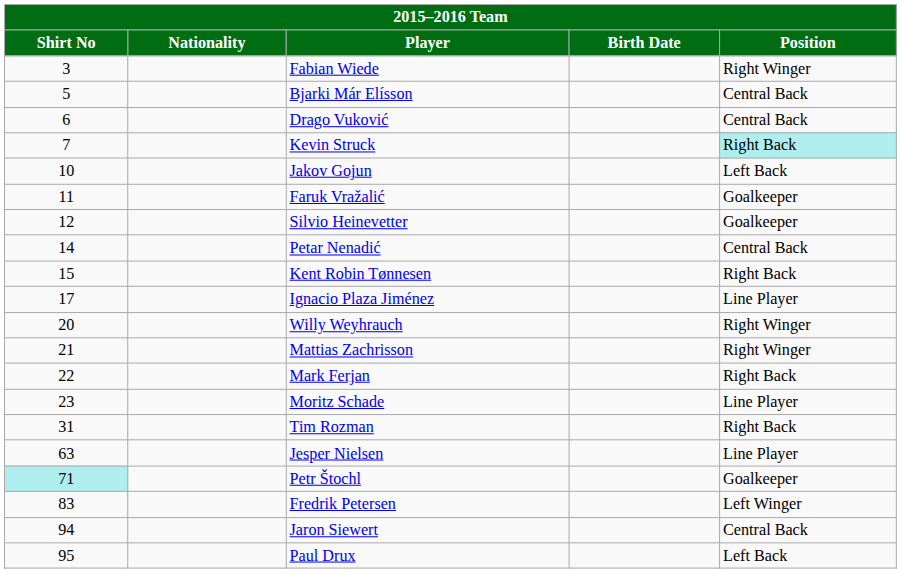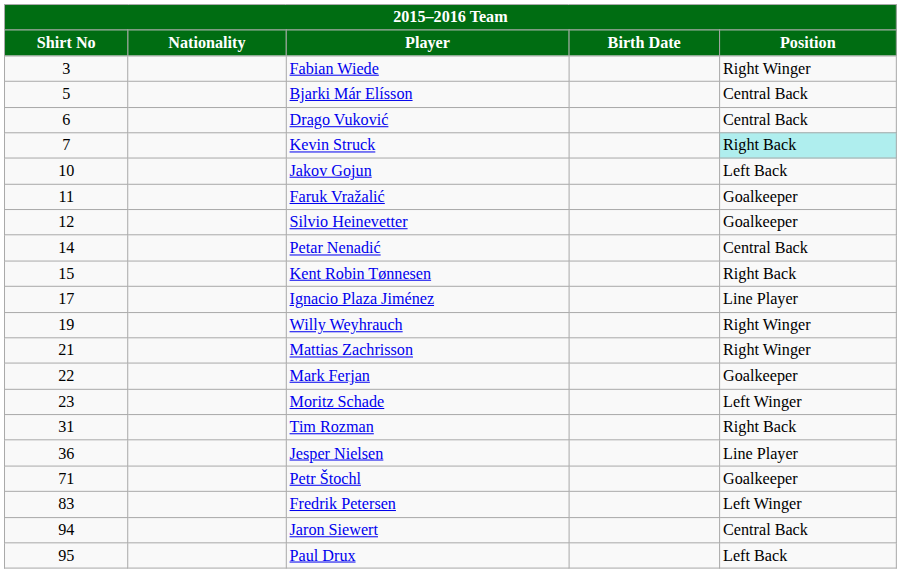(66, 324) 20 -> (66, 324) 19
(760, 376) Right Back -> (760, 376) Goalkeeper
(761, 401) Line Player -> (762, 401) Left Winger
(66, 453) 63 -> (66, 453) 36
(66, 478) paleturquoise background -> (66, 478) no background
